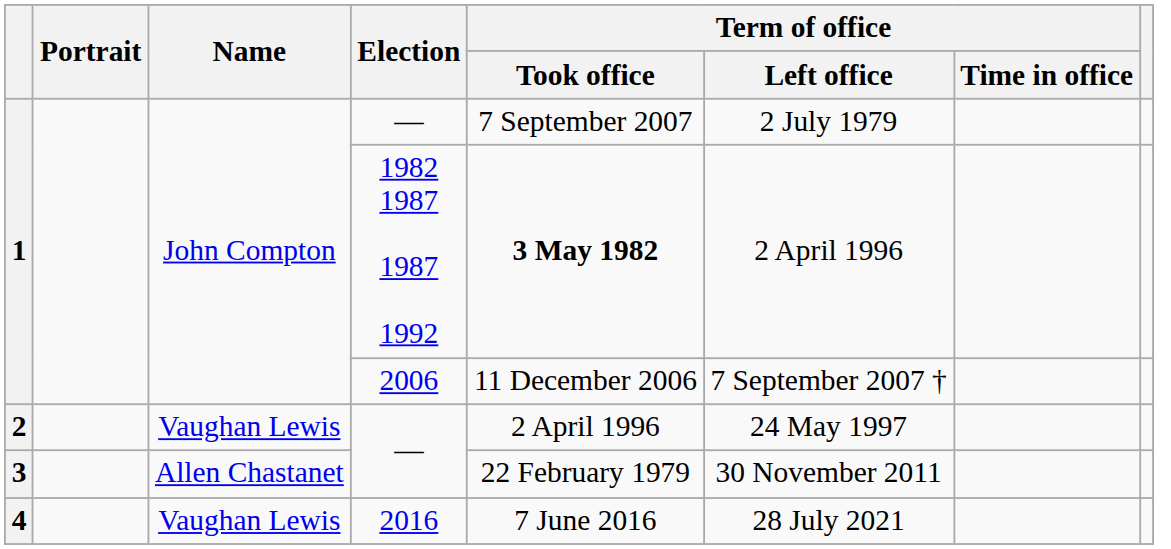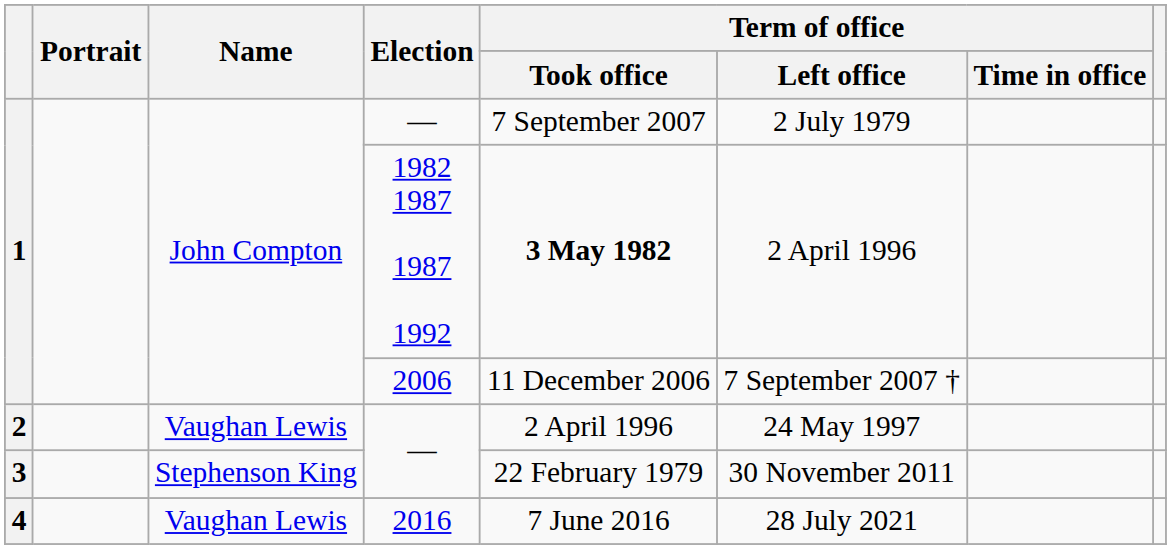(249, 473) Allen Chastanet -> (256, 473) Stephenson King
